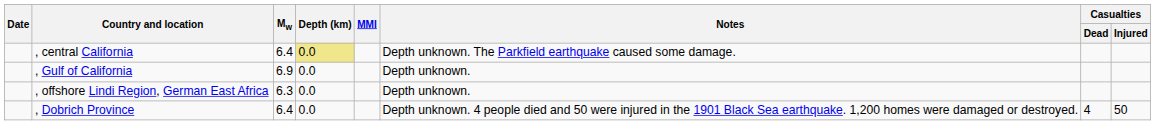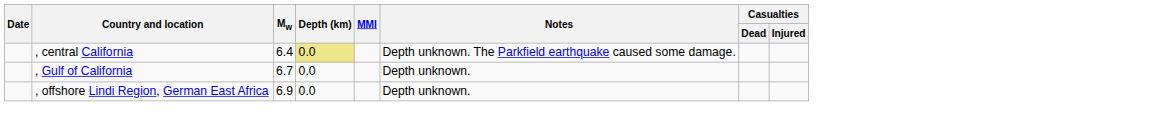(285, 71) 6.9 -> (285, 71) 6.7
(285, 91) 6.3 -> (285, 91) 6.9
- row: (85, 110)
